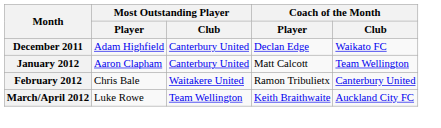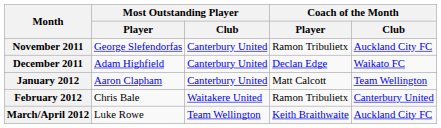+ row: (48, 47)
